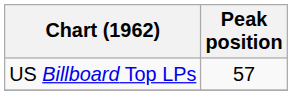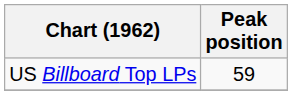(244, 74) 57 -> (244, 74) 59
